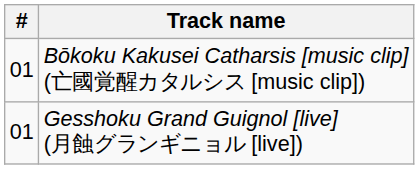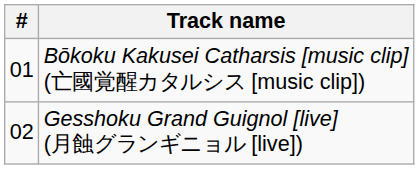(22, 132) 01 -> (22, 132) 02
